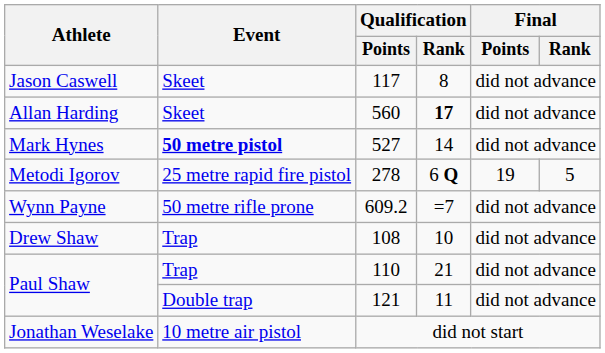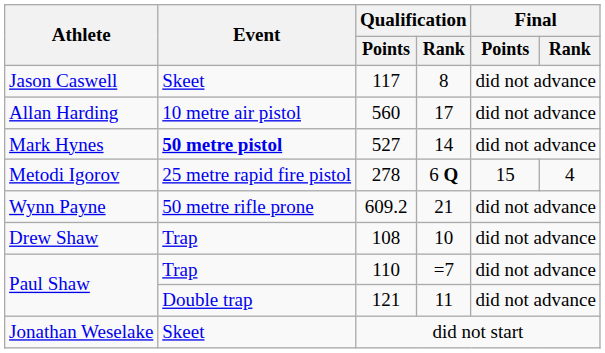(183, 112) Skeet -> (232, 112) 10 metre air pistol
(444, 112) bold -> (444, 112) normal
(505, 175) 19 -> (505, 175) 15
(570, 175) 5 -> (570, 175) 4
(444, 206) =7 -> (444, 206) 21
(444, 269) 21 -> (444, 269) =7
(232, 332) 10 metre air pistol -> (183, 332) Skeet
